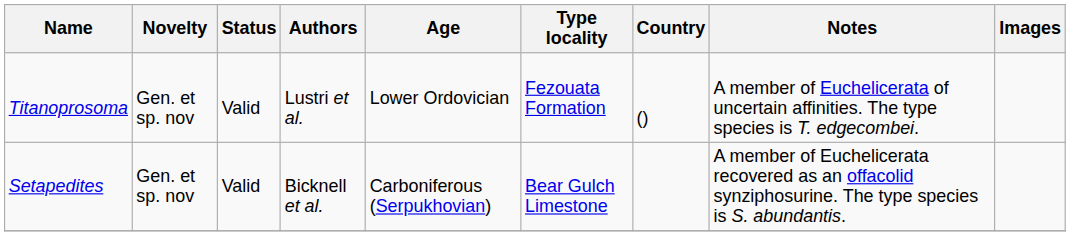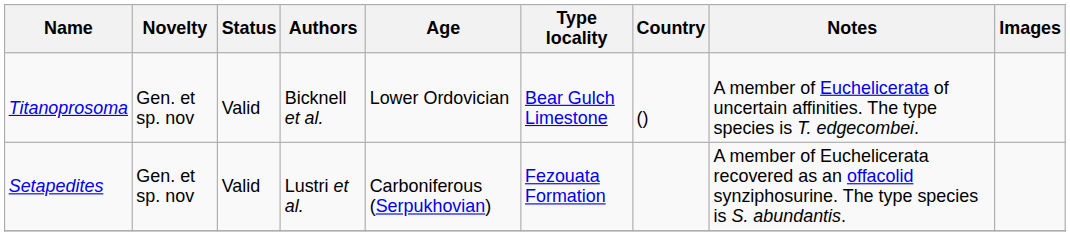(317, 107) Lustri et al. -> (316, 107) Bicknell et al.
(565, 97) Fezouata Formation -> (570, 107) Bear Gulch Limestone
(316, 196) Bicknell et al. -> (317, 196) Lustri et al.
(570, 196) Bear Gulch Limestone -> (565, 186) Fezouata Formation
